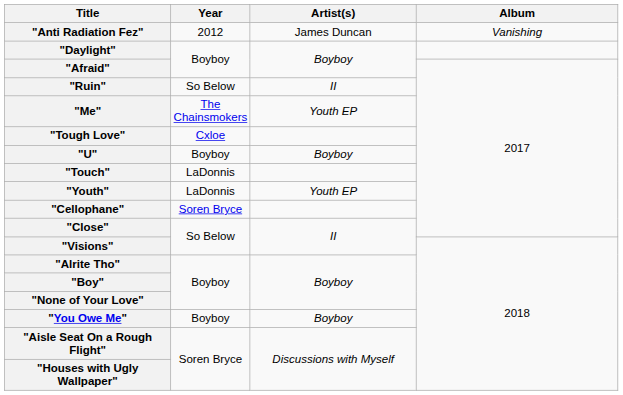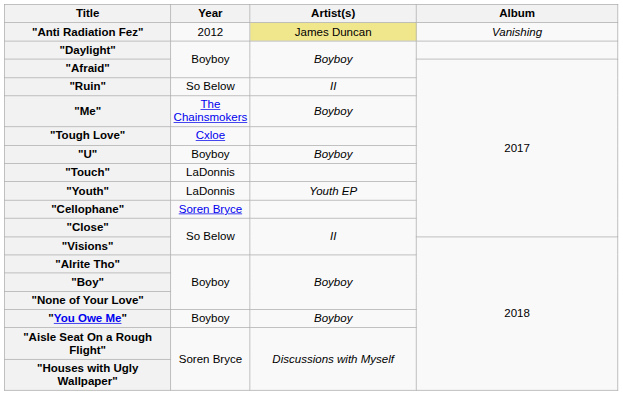(333, 31) no background -> (333, 31) khaki background
(333, 111) Youth EP -> (333, 111) Boyboy
